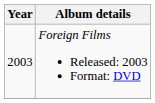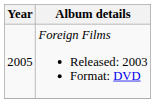(20, 61) 2003 -> (20, 61) 2005
